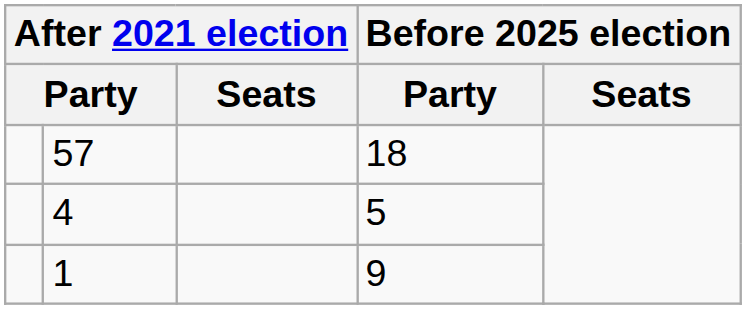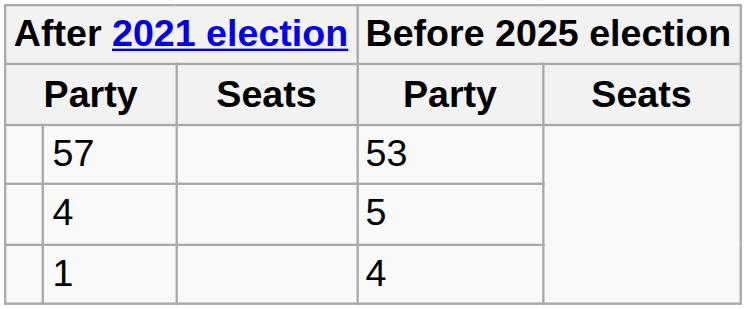(386, 153) 18 -> (386, 153) 53
(376, 272) 9 -> (376, 272) 4
